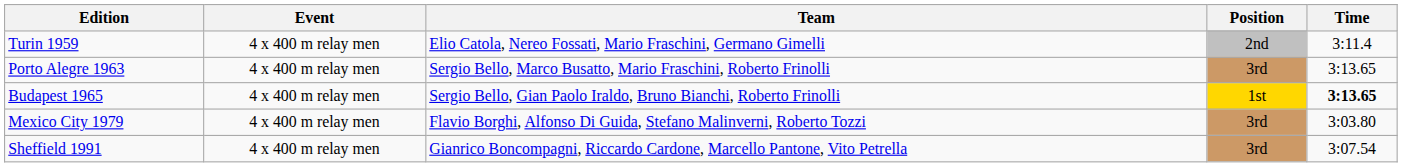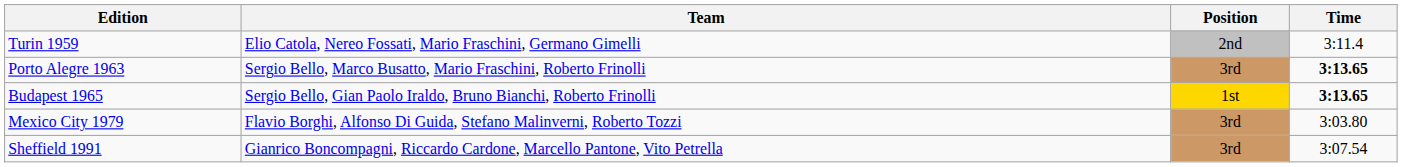- column: (314, 17)
(1352, 70) normal -> (1343, 70) bold
